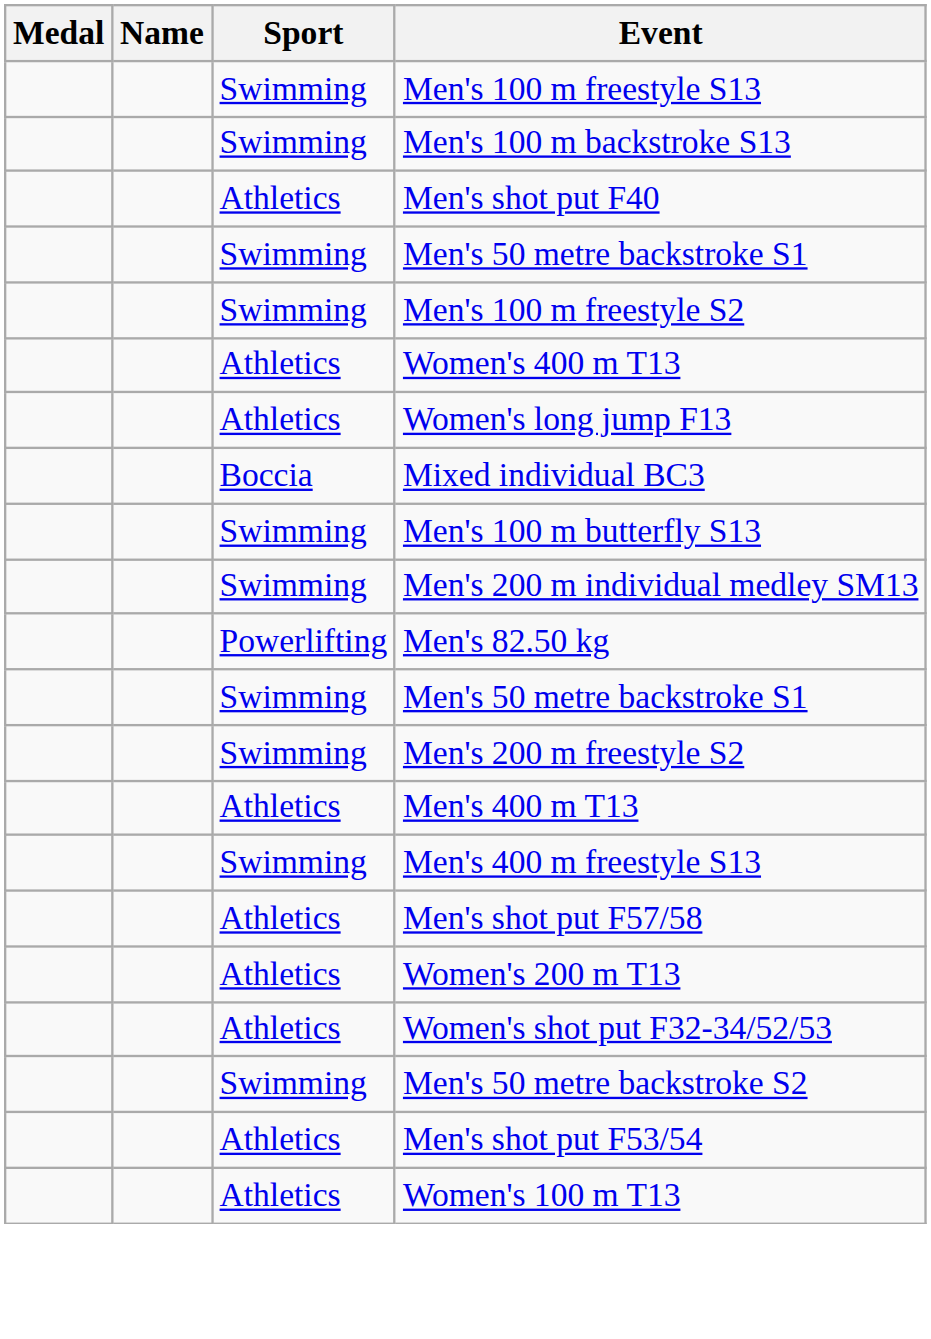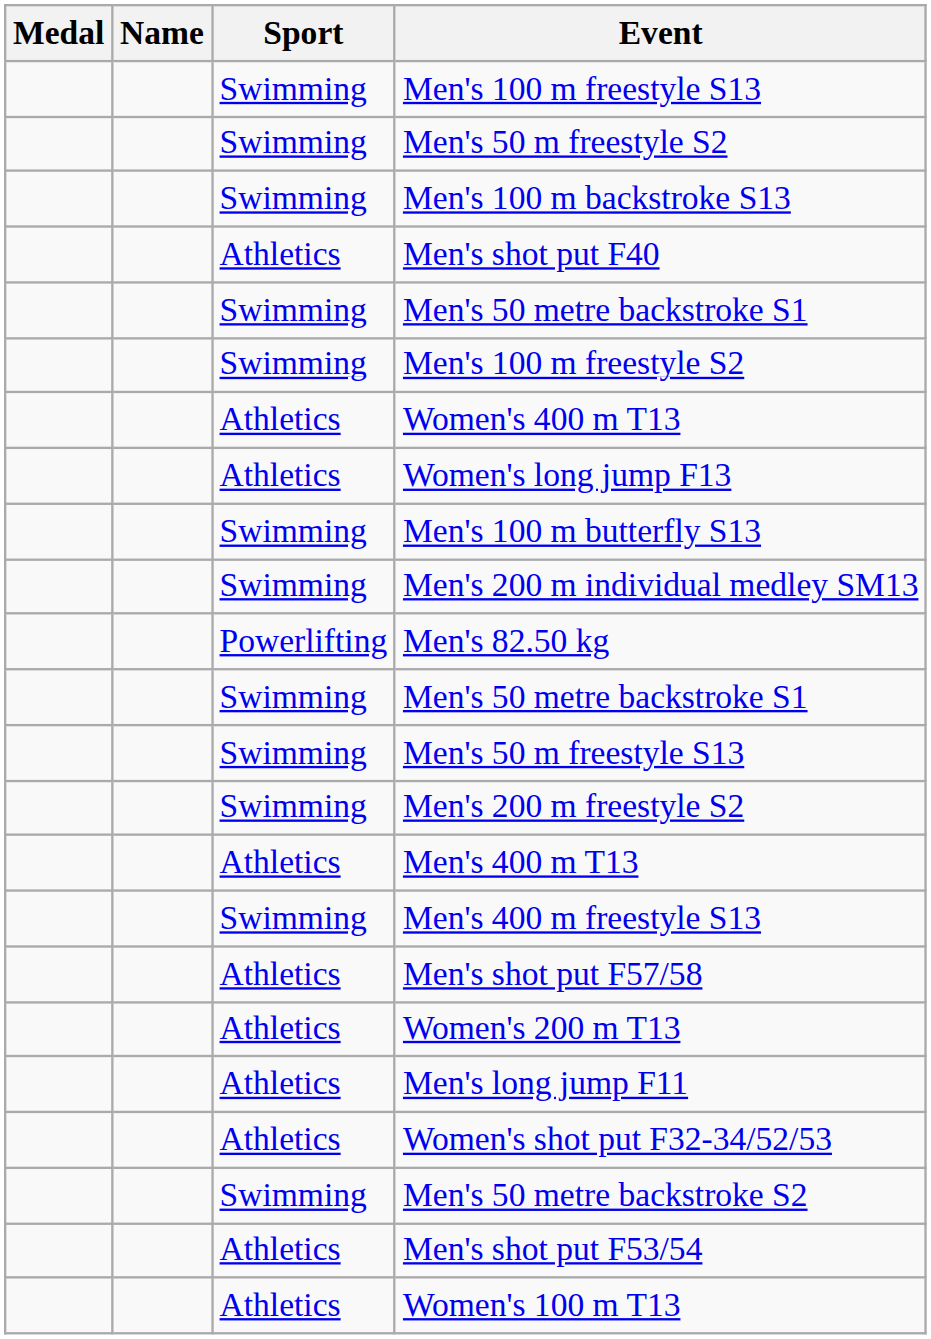+ row: (293, 143)
- row: (266, 475)
+ row: (293, 751)
+ row: (280, 1083)
